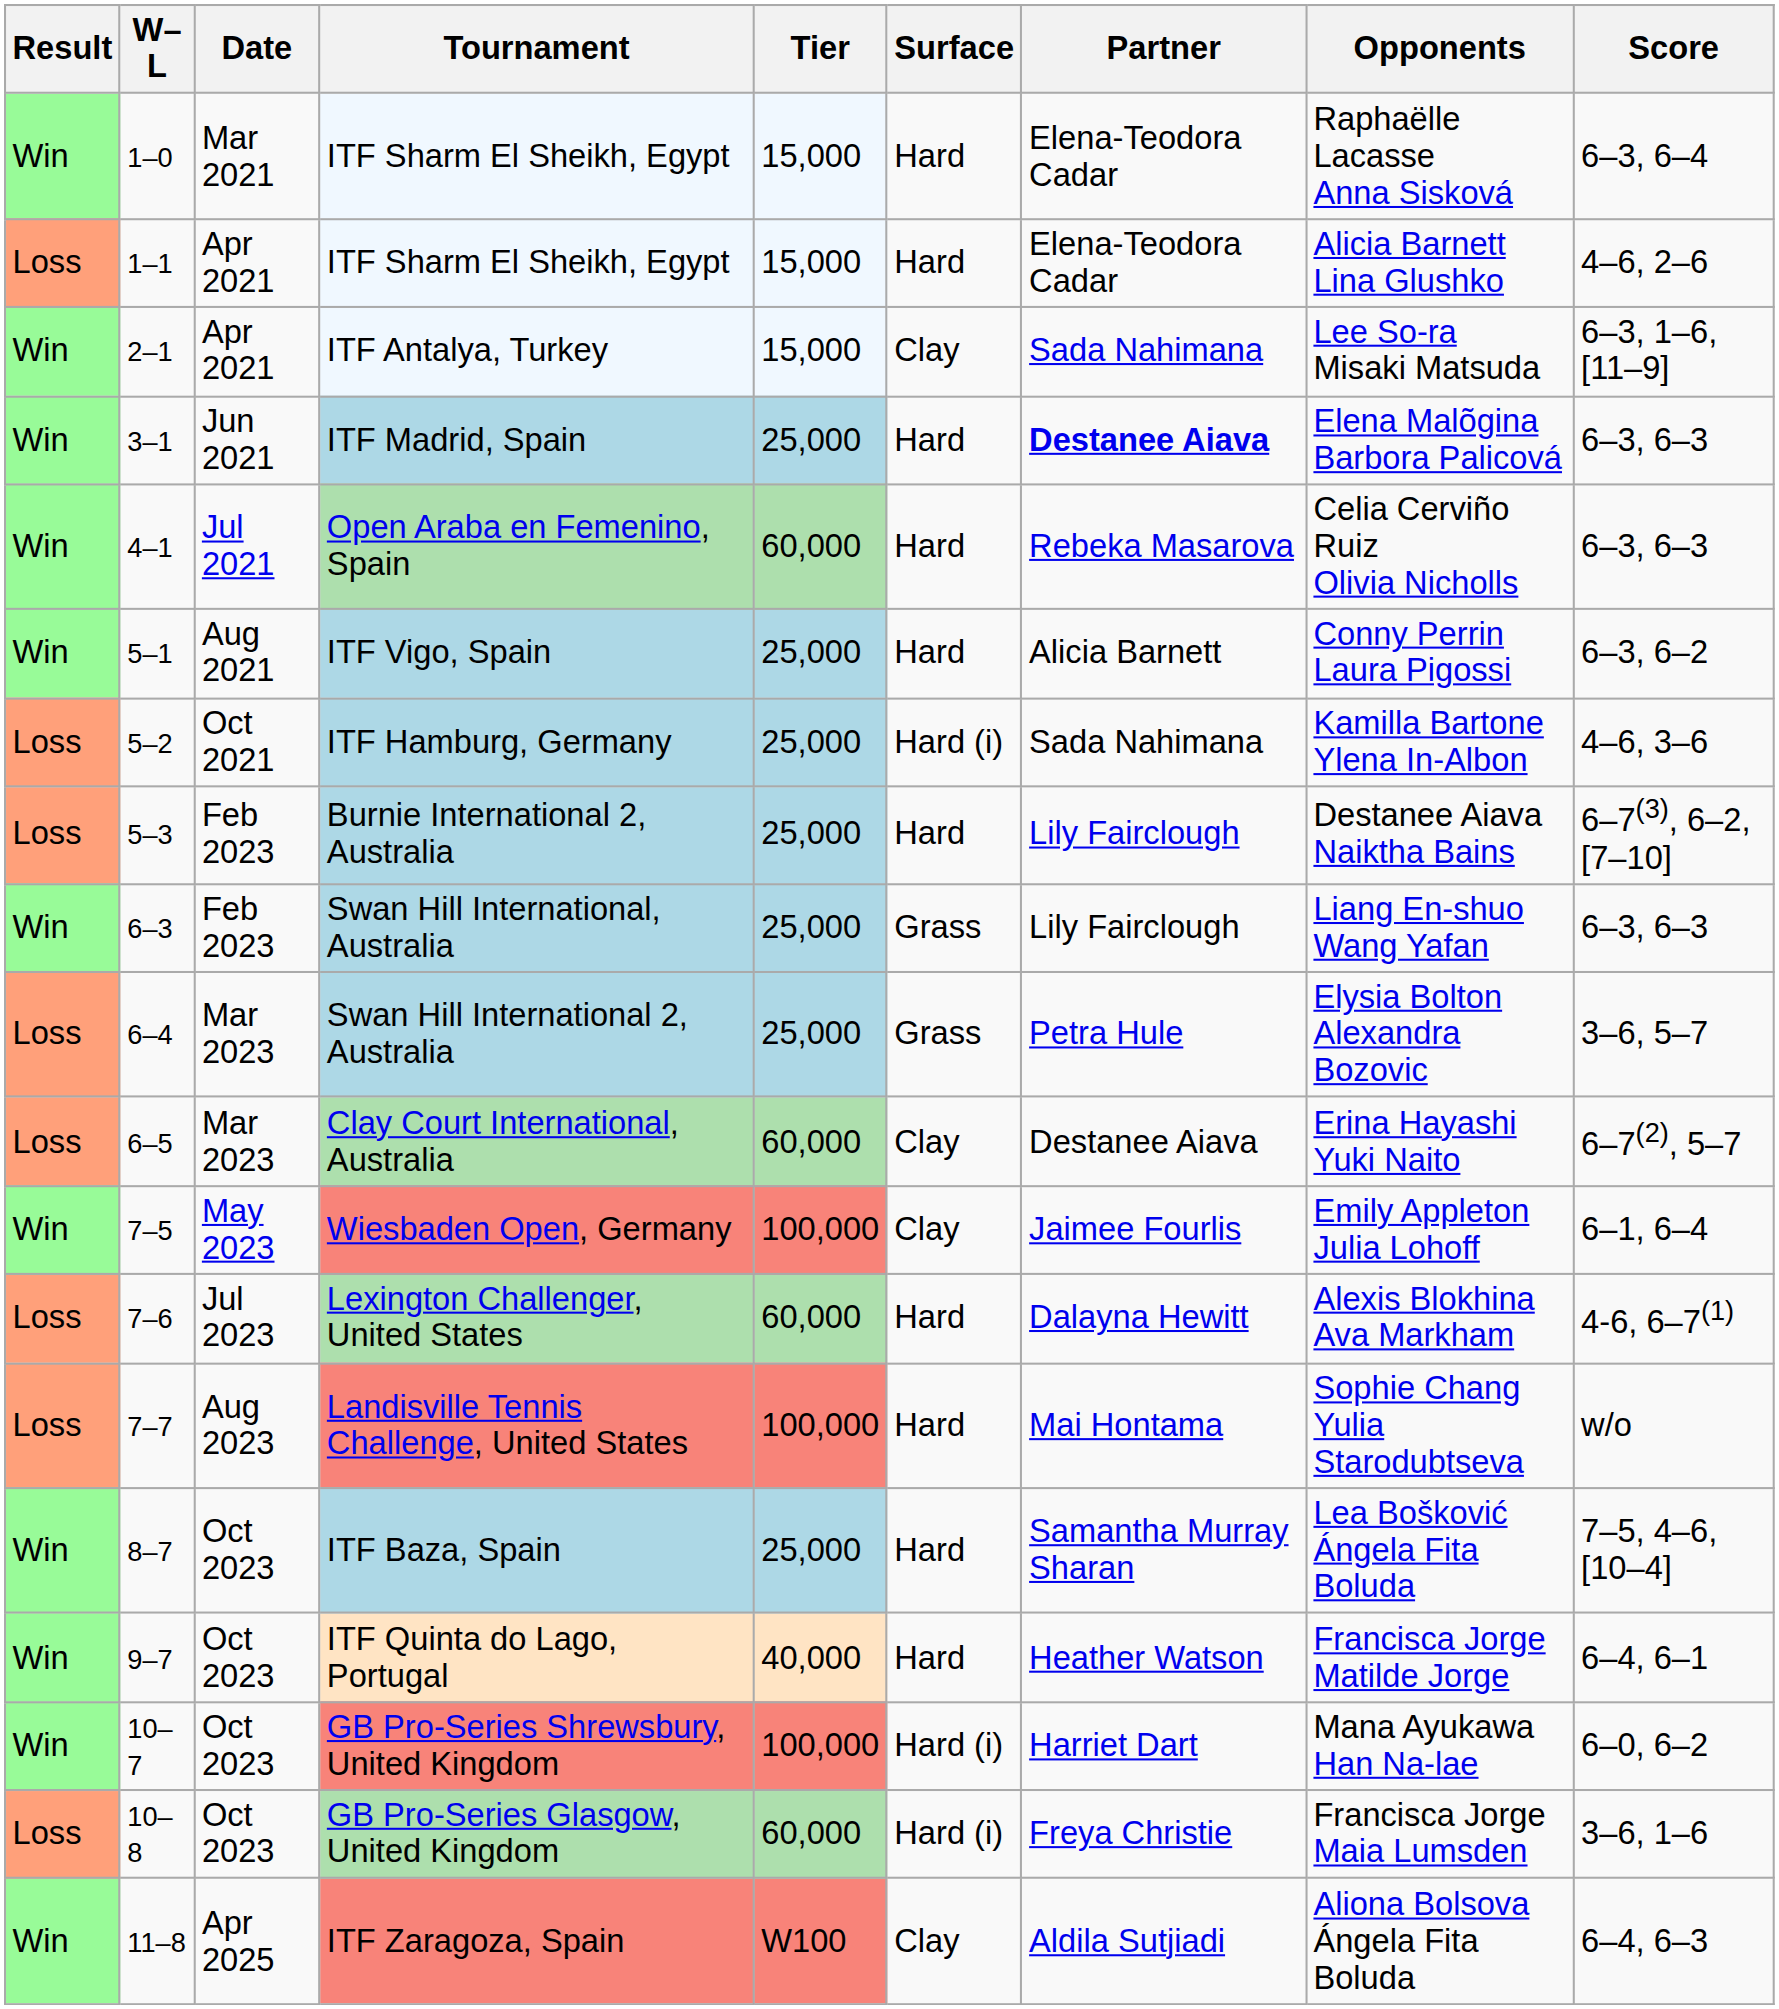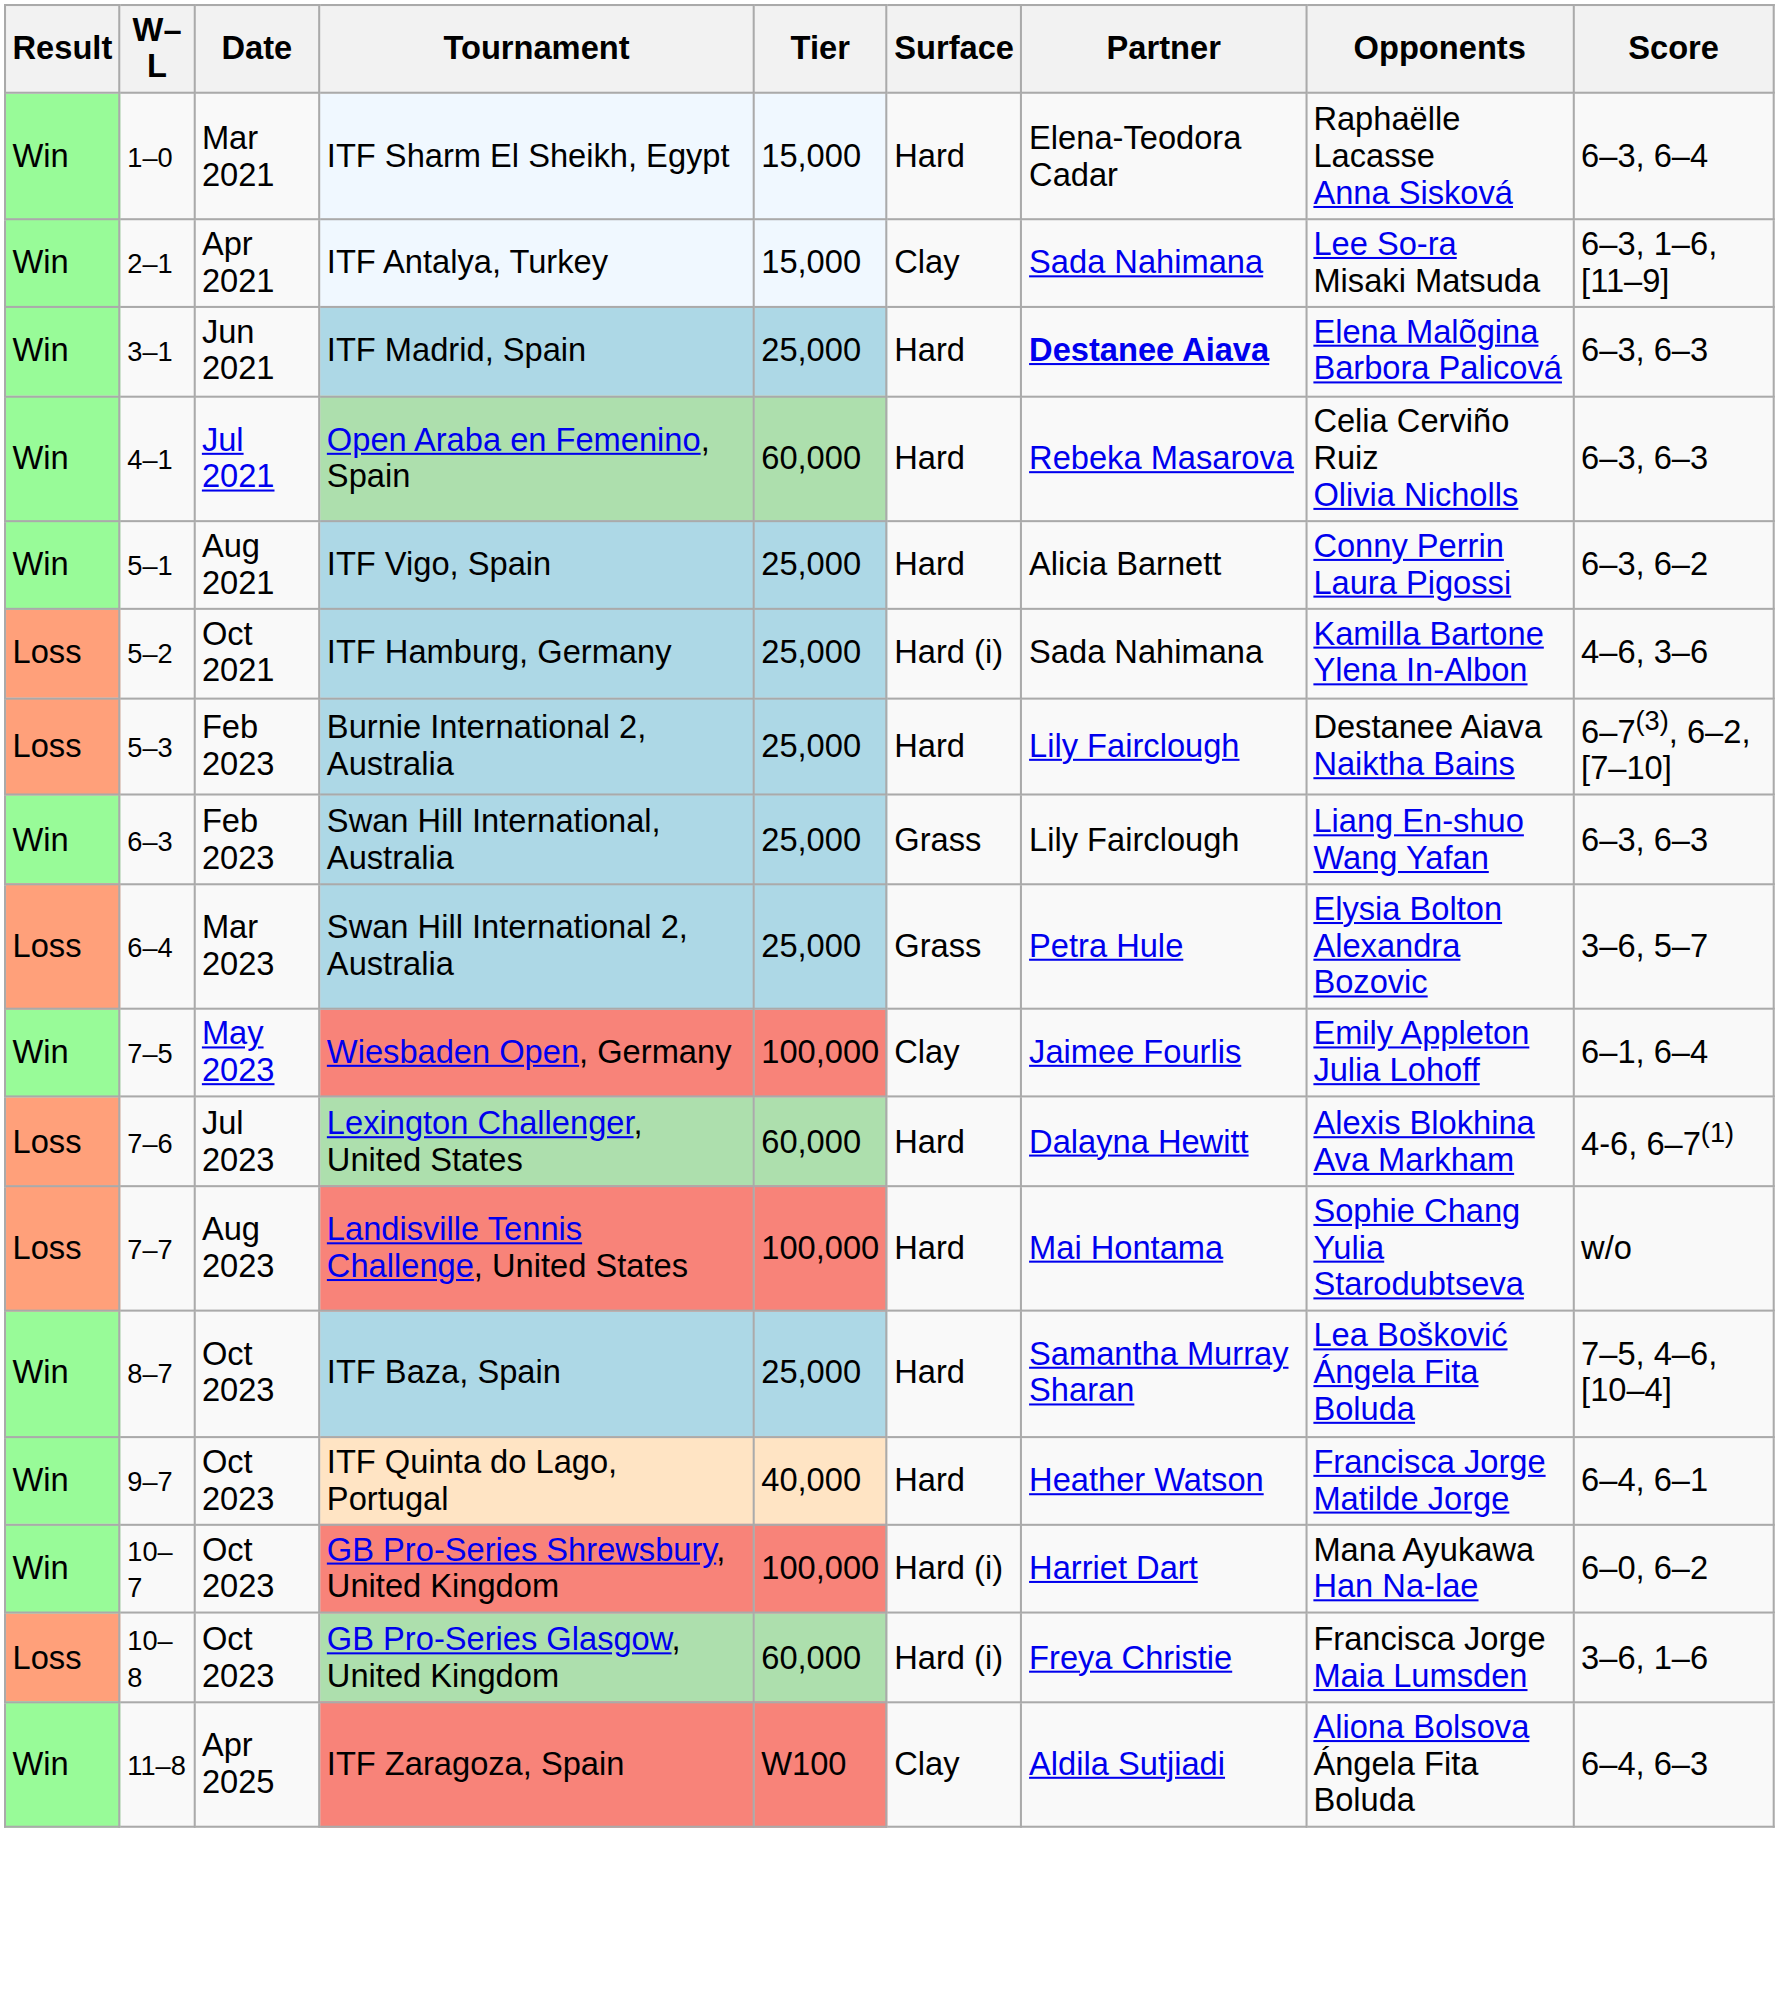- row: (150, 264)
- row: (150, 1143)
